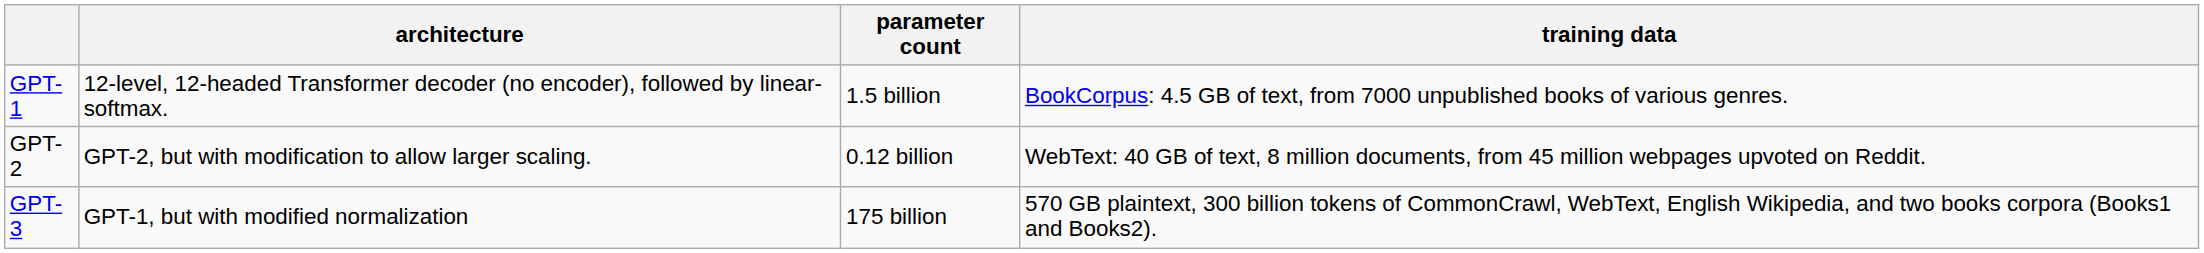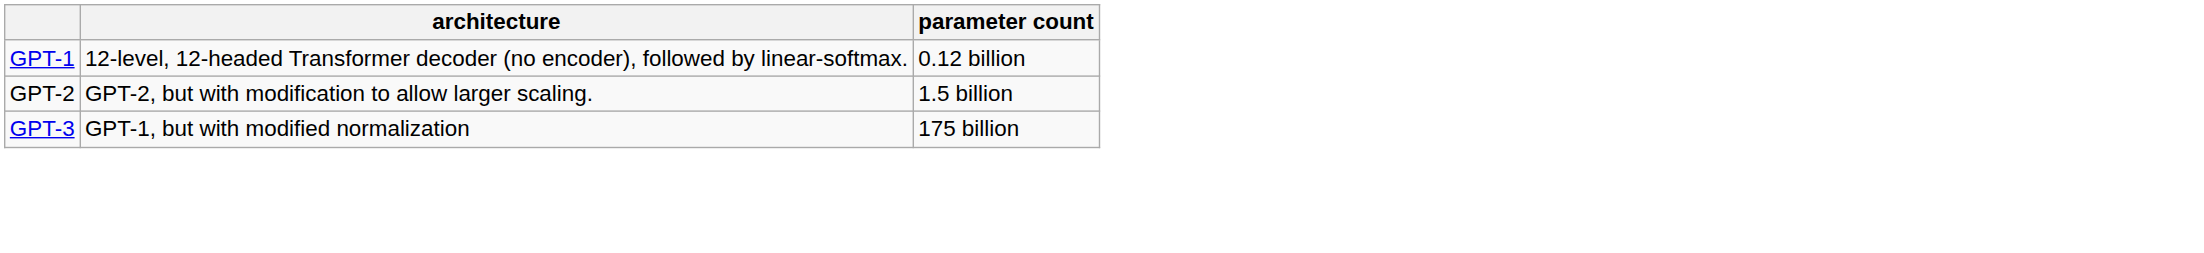- column: (1609, 34)
(893, 95) 1.5 billion -> (972, 57) 0.12 billion
(900, 156) 0.12 billion -> (966, 93) 1.5 billion
